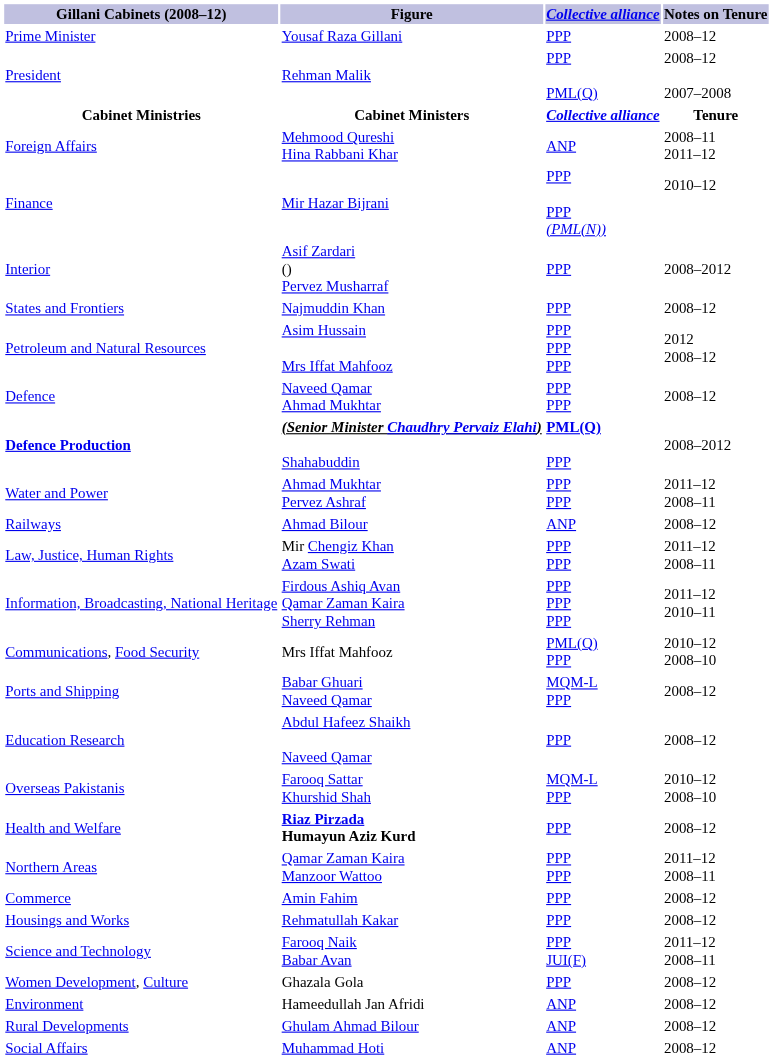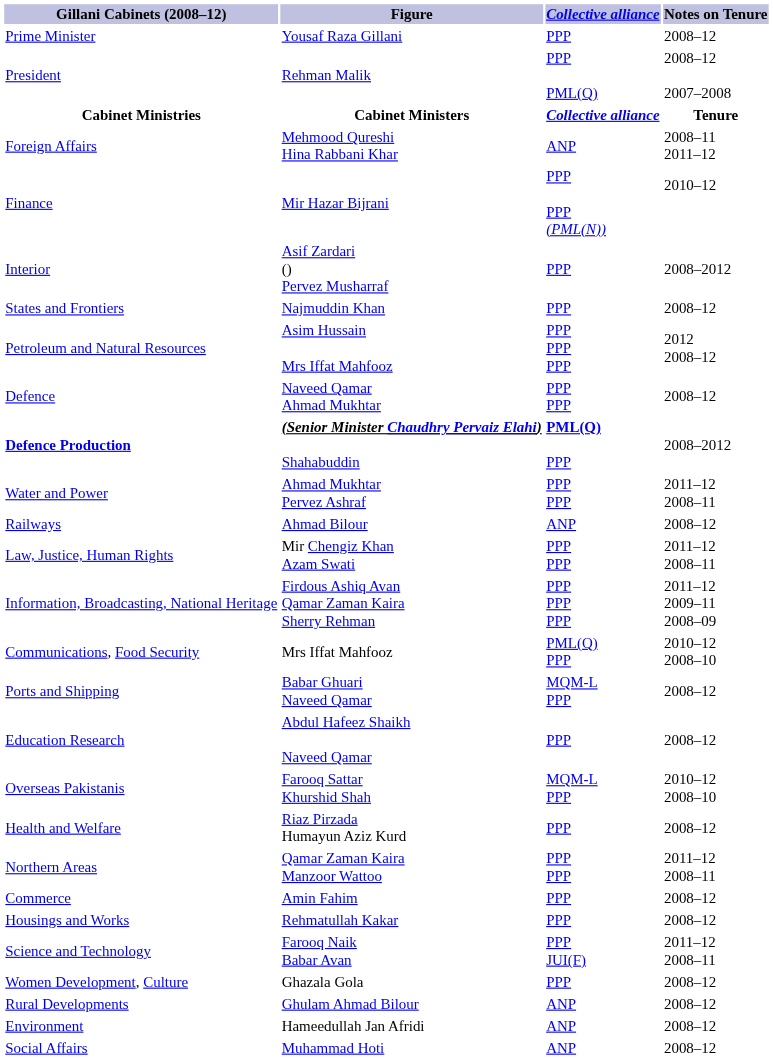(690, 603) 2011–12 2010–11 -> (690, 603) 2011–12 2009–11 2008–09
(349, 828) bold -> (344, 828) normal
rows swapped: (44, 1004) <-> (67, 1026)
